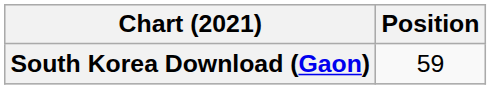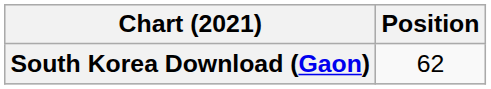(430, 63) 59 -> (430, 63) 62
